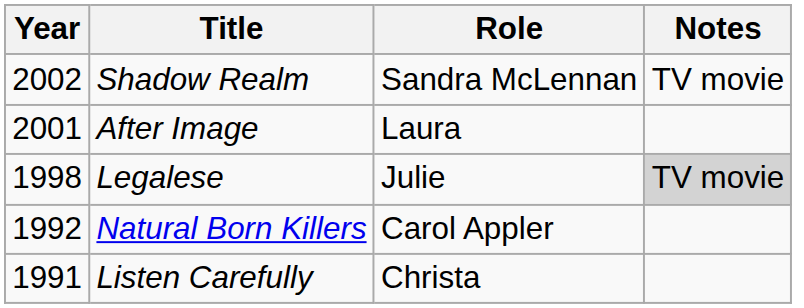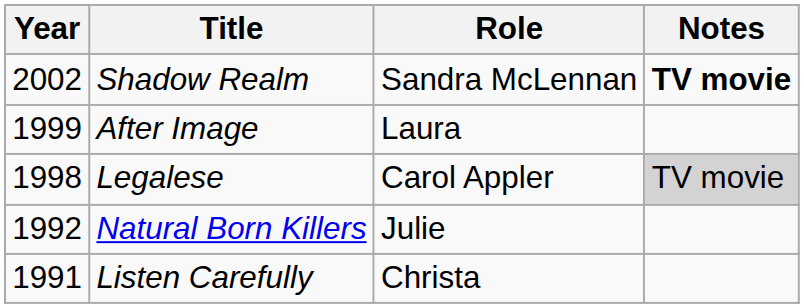(718, 79) normal -> (721, 79) bold
(47, 128) 2001 -> (47, 128) 1999
(413, 178) Julie -> (467, 178) Carol Appler
(467, 228) Carol Appler -> (413, 228) Julie
